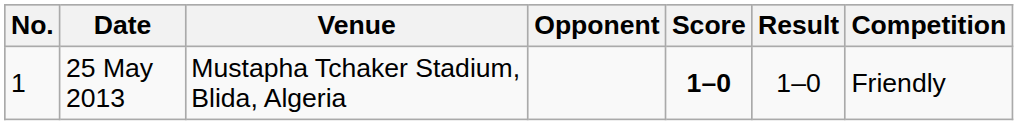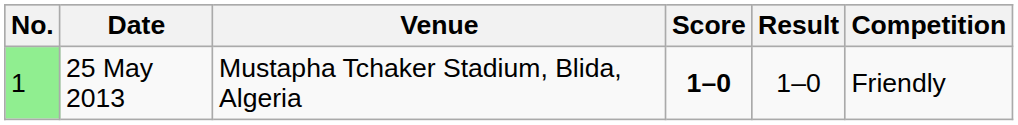- column: (597, 25)
(18, 82) no background -> (18, 82) lightgreen background
